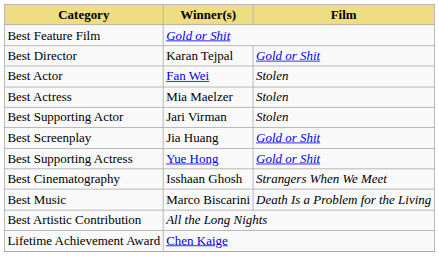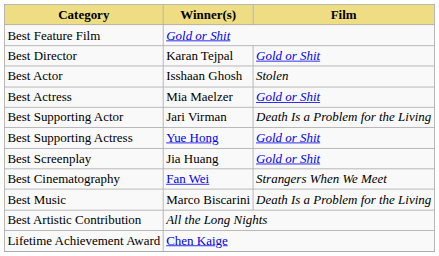(188, 76) Fan Wei -> (204, 76) Isshaan Ghosh
(272, 96) Stolen -> (288, 96) Gold or Shit
(272, 117) Stolen -> (344, 117) Death Is a Problem for the Living
rows swapped: (70, 158) <-> (49, 138)
(204, 179) Isshaan Ghosh -> (188, 179) Fan Wei
